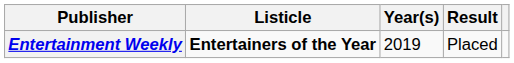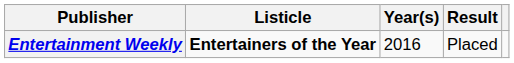(402, 44) 2019 -> (402, 44) 2016
